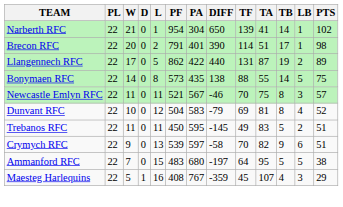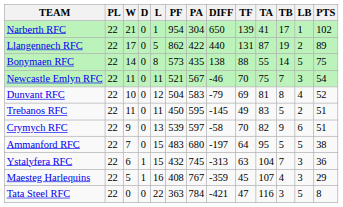(284, 29) 14 -> (284, 29) 17
- row: (33, 45)
(281, 95) 8 -> (281, 78) 7
(321, 95) 57 -> (321, 78) 54
+ row: (40, 161)
+ row: (38, 194)
